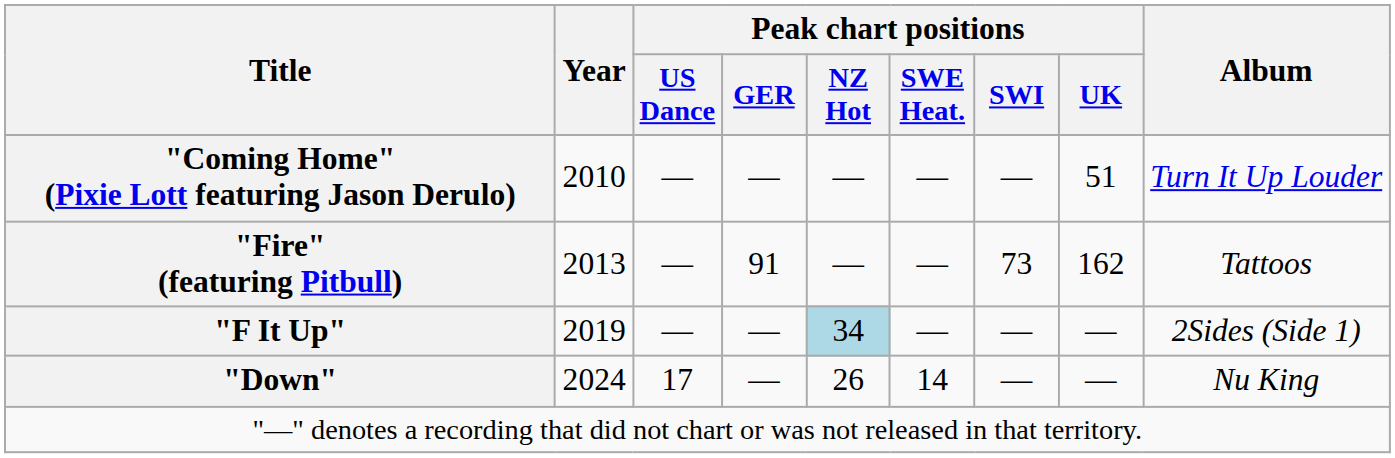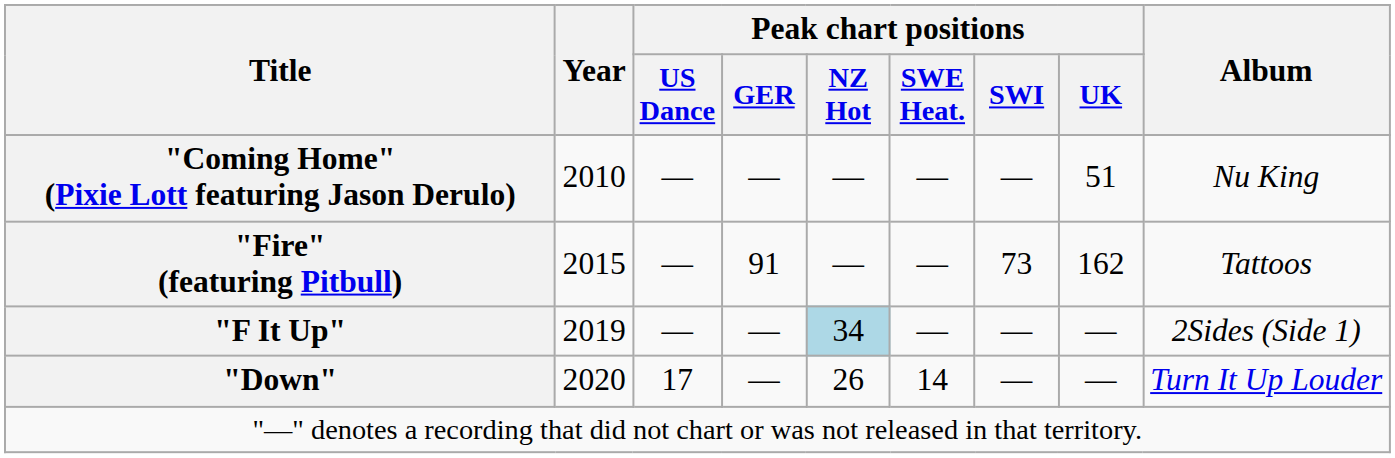(1266, 177) Turn It Up Louder -> (1266, 177) Nu King
(594, 262) 2013 -> (594, 262) 2015
(594, 380) 2024 -> (594, 380) 2020
(1266, 380) Nu King -> (1266, 380) Turn It Up Louder
